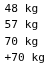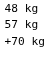- row: (21, 41)
